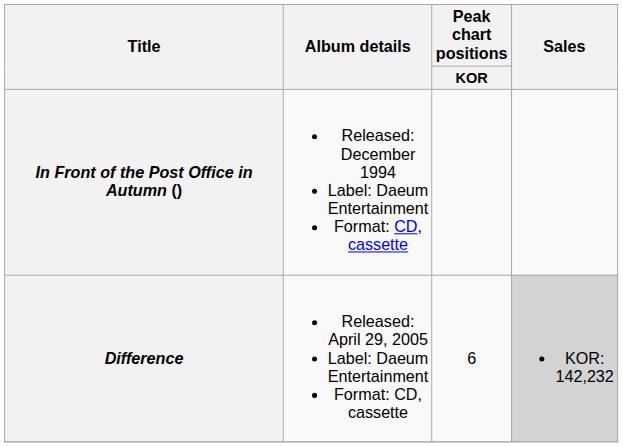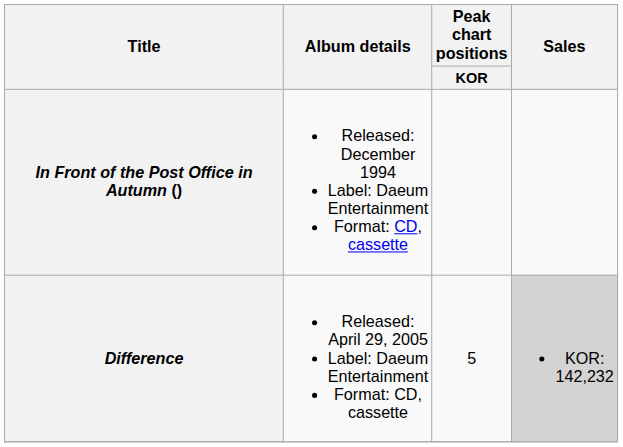(472, 358) 6 -> (472, 358) 5
